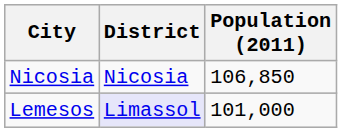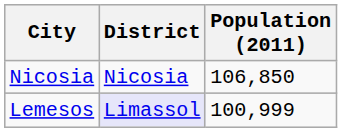(252, 110) 101,000 -> (252, 110) 100,999
